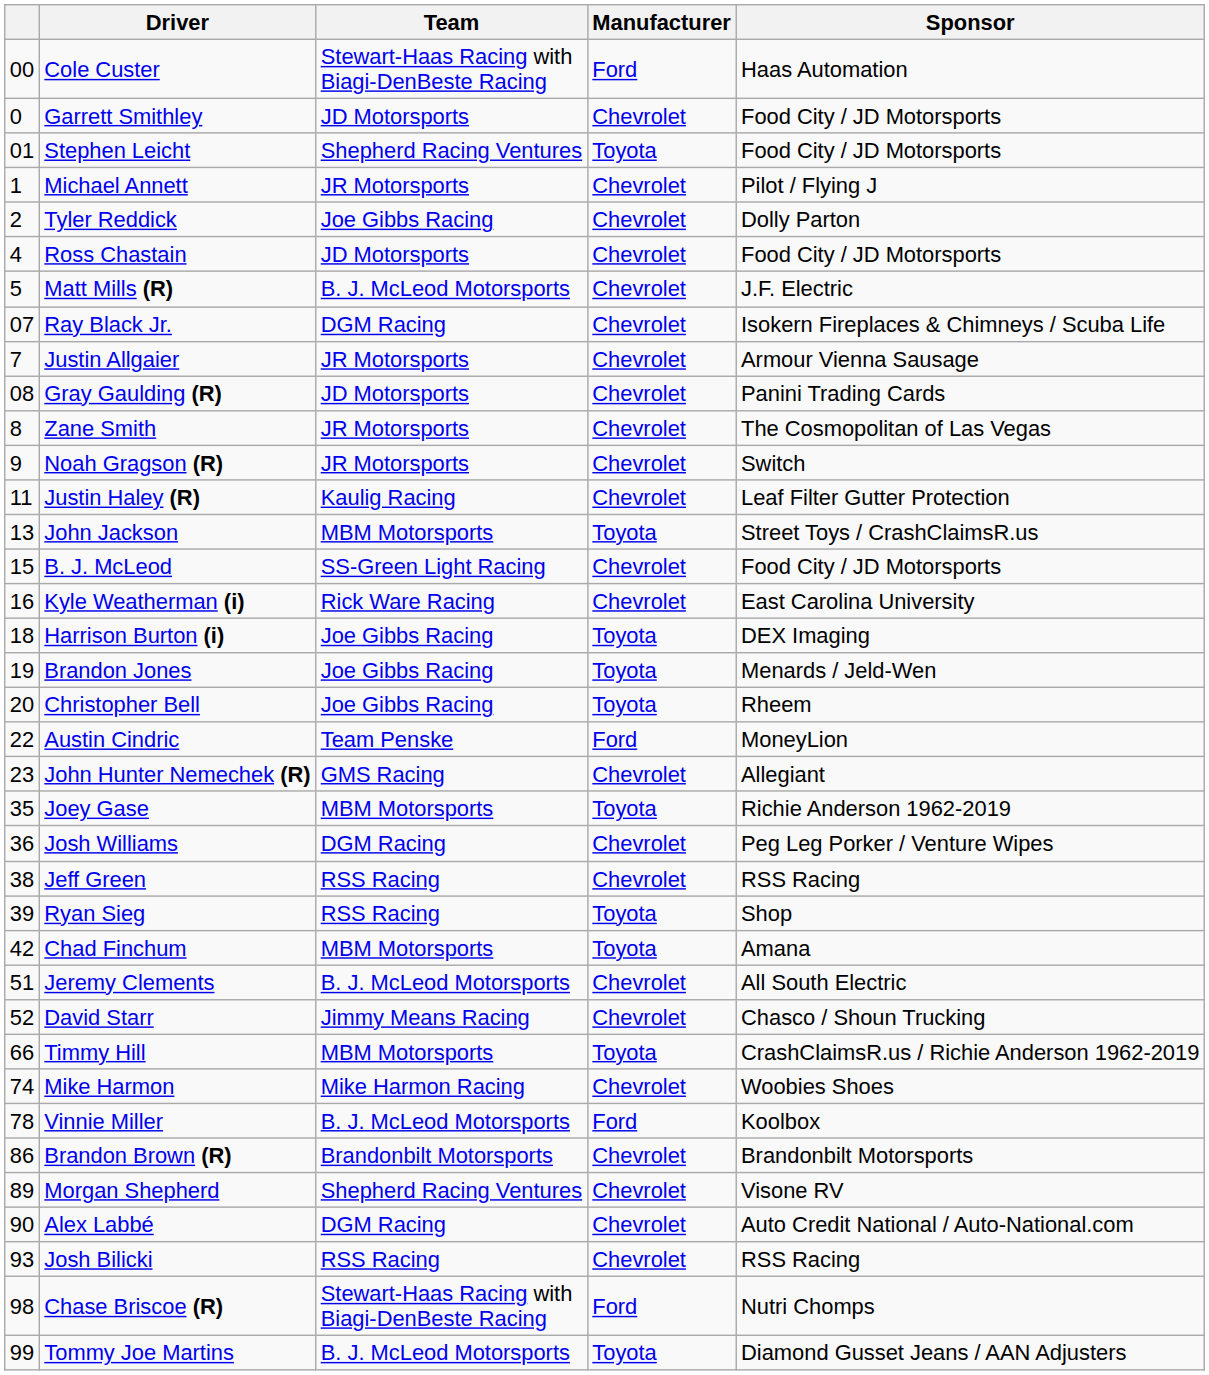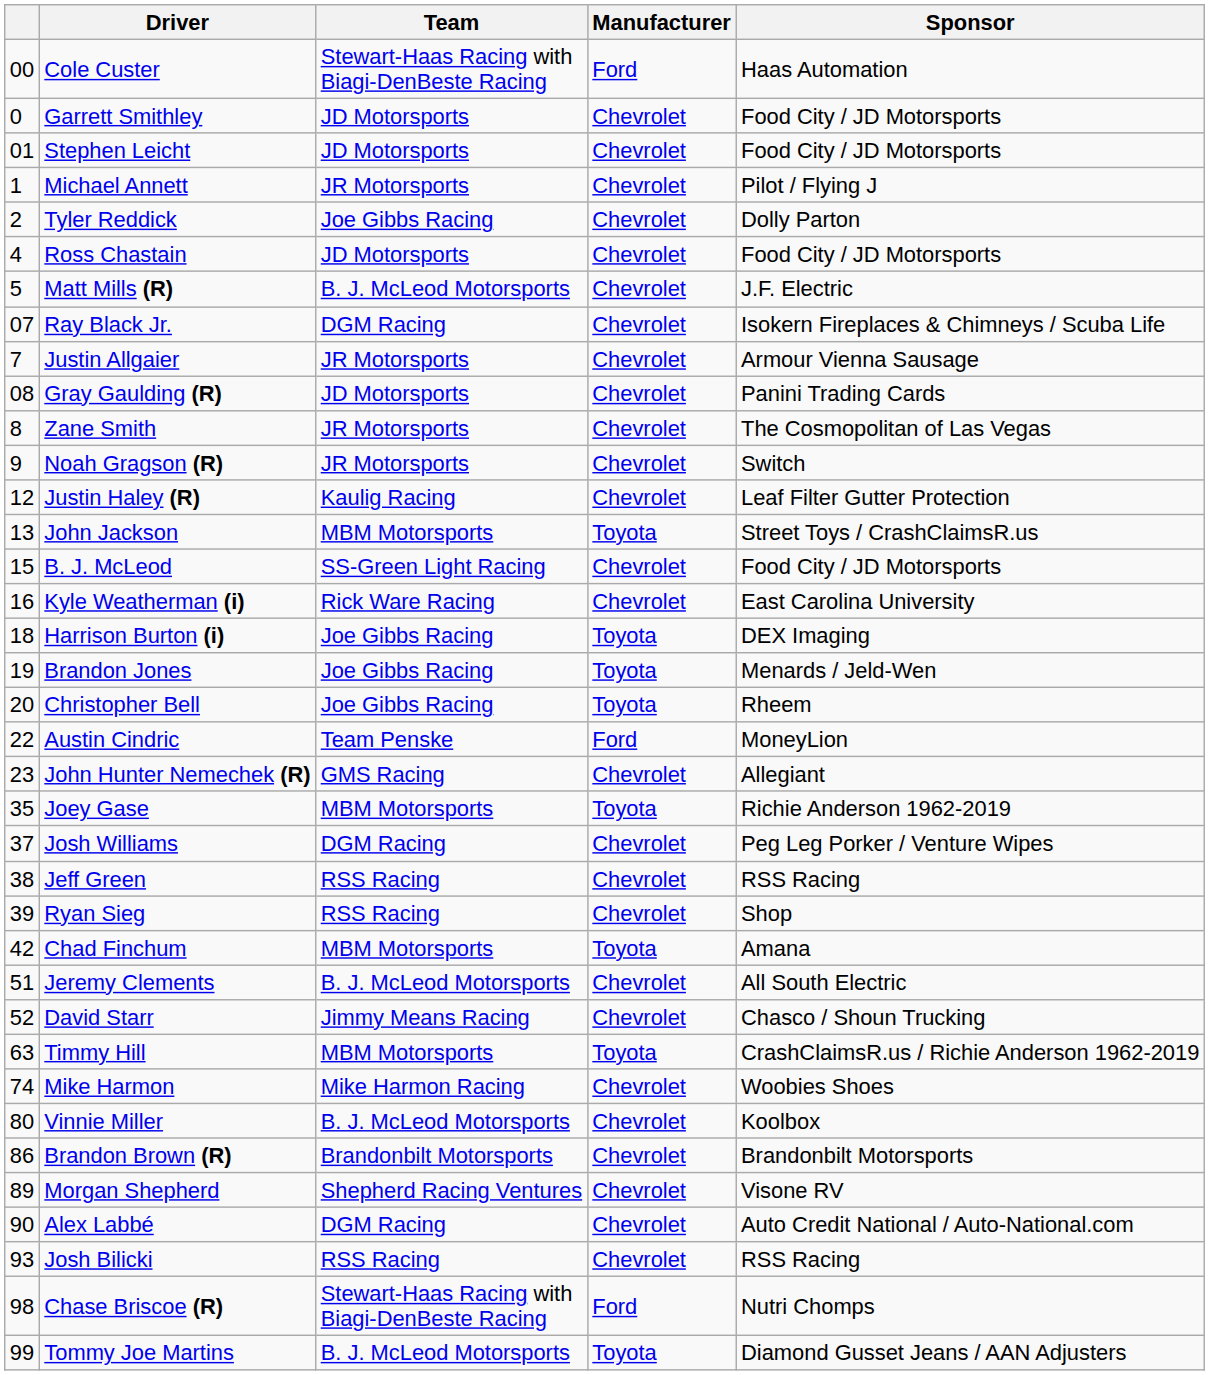(451, 151) Shepherd Racing Ventures -> (395, 151) JD Motorsports
(625, 151) Toyota -> (639, 151) Chevrolet
(21, 497) 11 -> (22, 497) 12
(22, 844) 36 -> (22, 844) 37
(625, 913) Toyota -> (639, 913) Chevrolet
(22, 1052) 66 -> (22, 1052) 63
(22, 1121) 78 -> (22, 1121) 80
(615, 1121) Ford -> (639, 1121) Chevrolet
